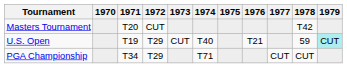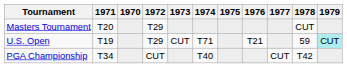columns swapped: (105, 12) <-> (130, 12)
(155, 27) CUT -> (155, 27) T29
(305, 27) T42 -> (305, 27) CUT
(205, 41) T40 -> (205, 41) T71
(155, 56) T29 -> (155, 56) CUT
(205, 56) T71 -> (205, 56) T40
(305, 56) CUT -> (305, 56) T42
